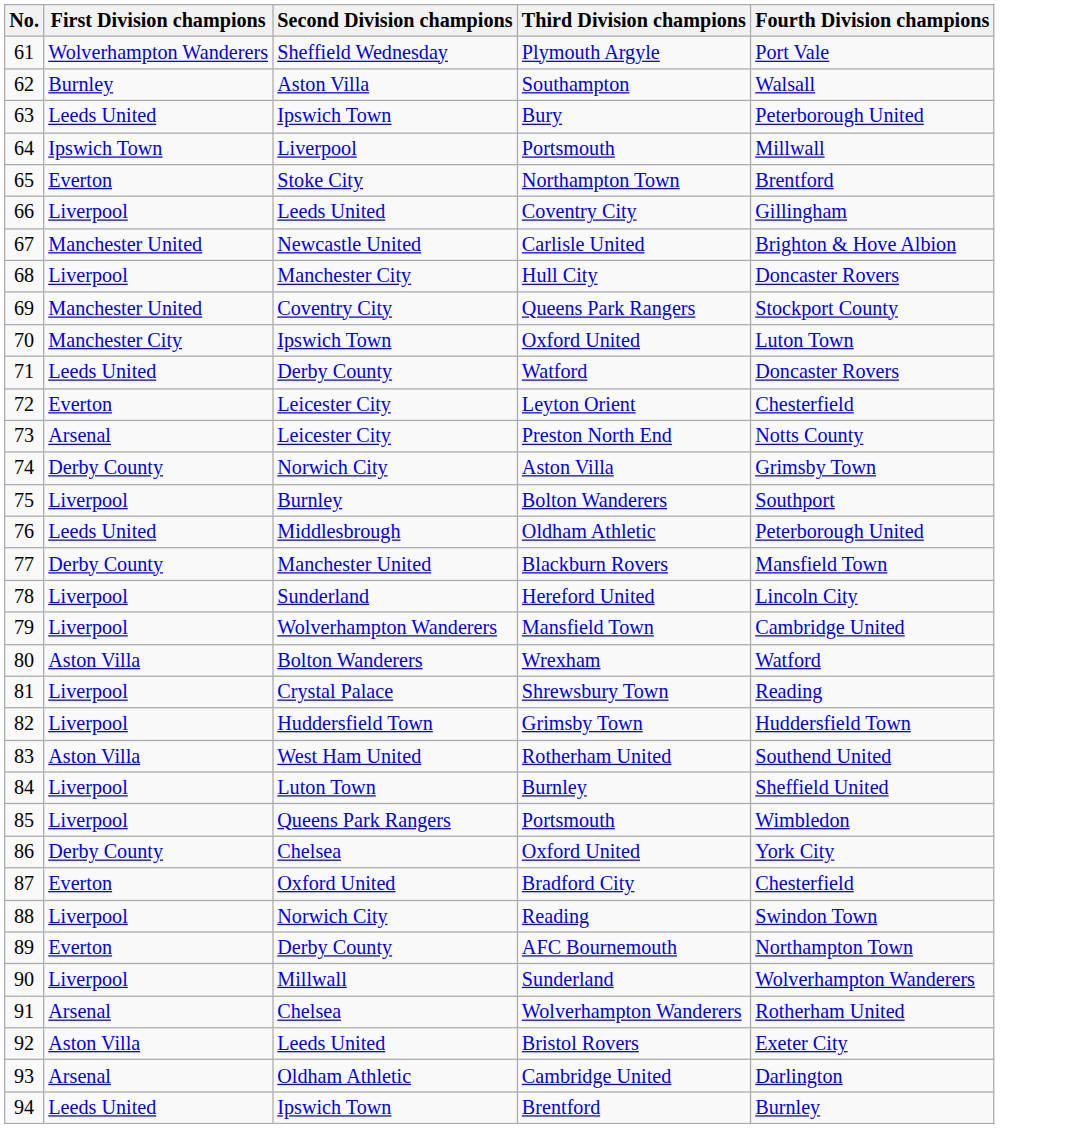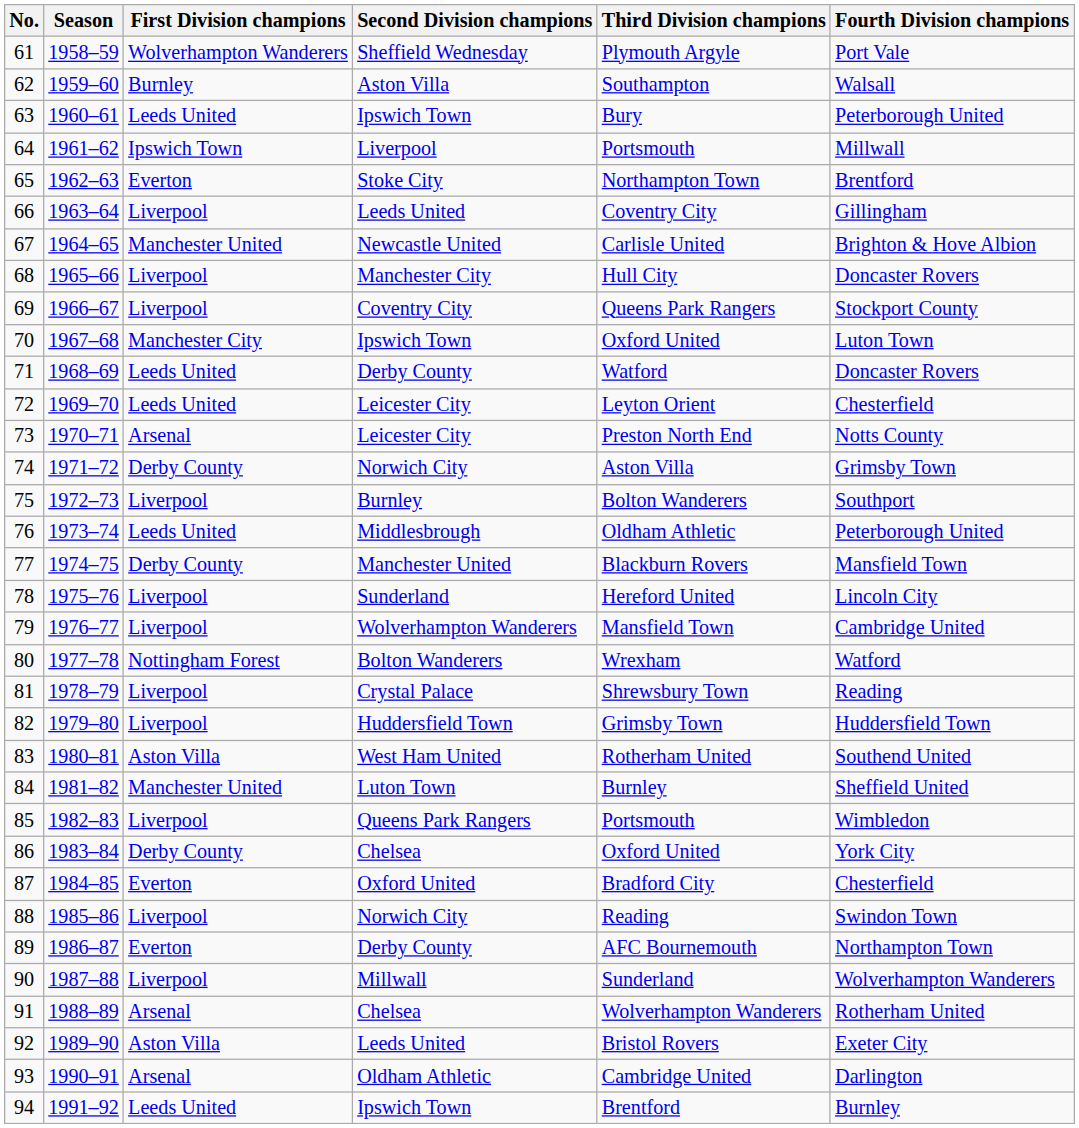+ column: (84, 20)
(125, 308) Manchester United -> (168, 308) Liverpool
(80, 404) Everton -> (182, 404) Leeds United
(94, 659) Aston Villa -> (204, 659) Nottingham Forest
(88, 787) Liverpool -> (205, 787) Manchester United
